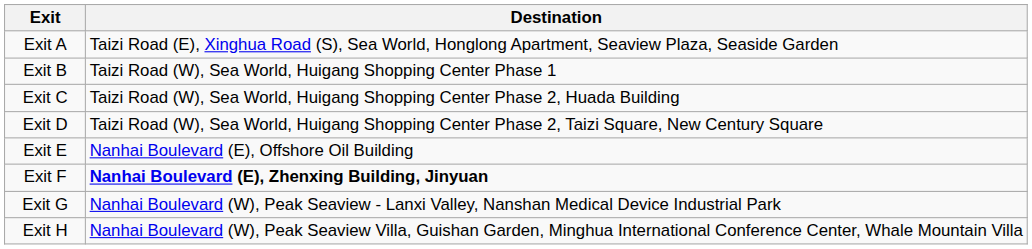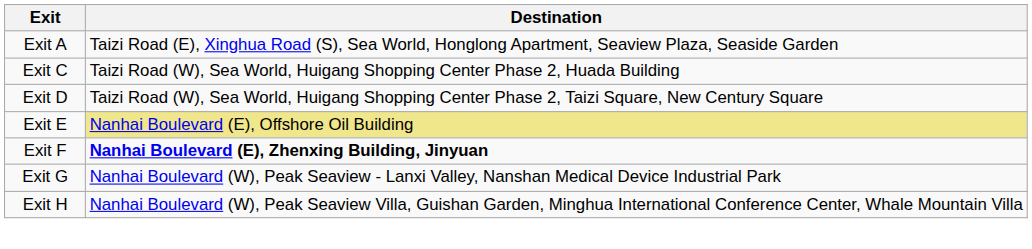- row: (45, 71)
(252, 151) no background -> (252, 124) khaki background
